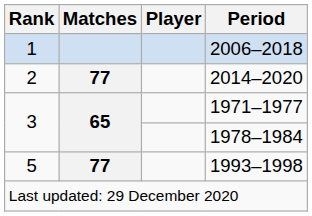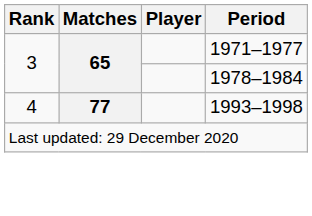- row: (256, 48)
- row: (256, 78)
(32, 166) 5 -> (32, 107) 4
